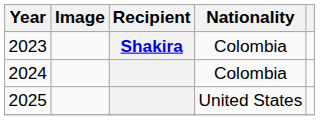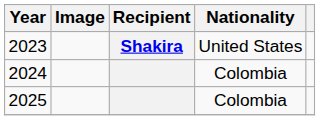(250, 45) Colombia -> (250, 45) United States
(250, 100) United States -> (250, 100) Colombia
